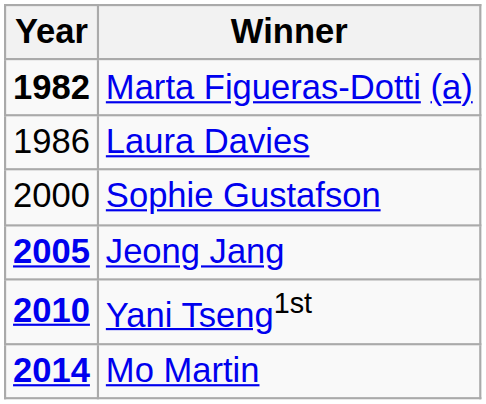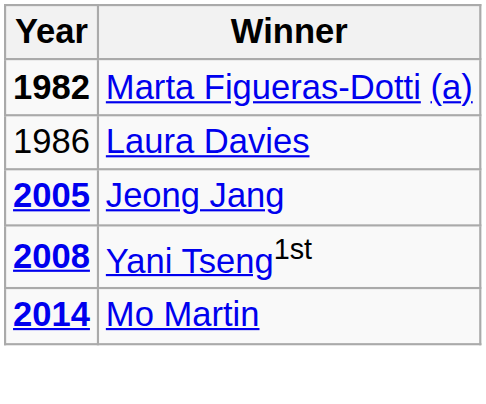- row: (243, 196)
(51, 310) 2010 -> (51, 255) 2008
